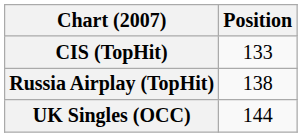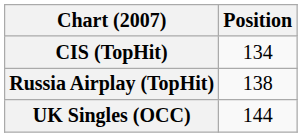(258, 52) 133 -> (258, 52) 134
